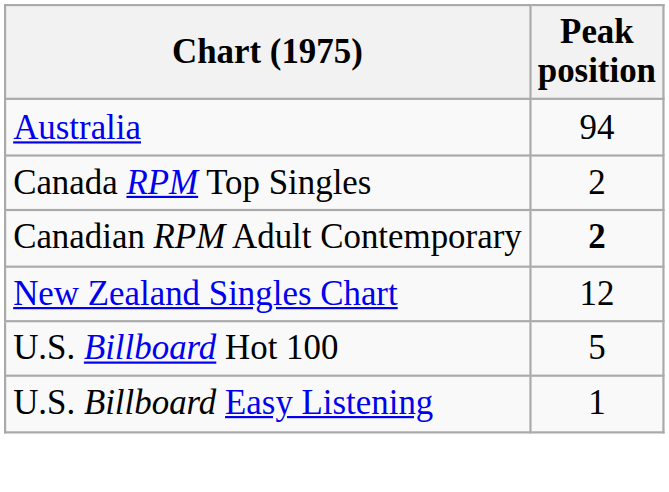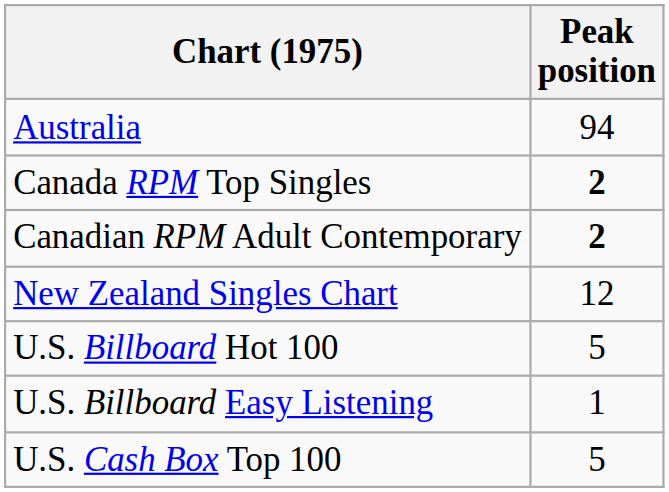(597, 182) normal -> (597, 182) bold
+ row: (177, 458)
